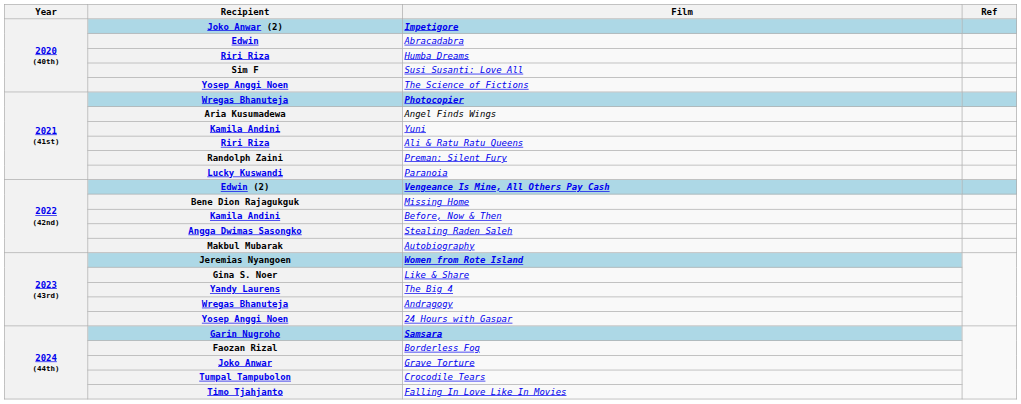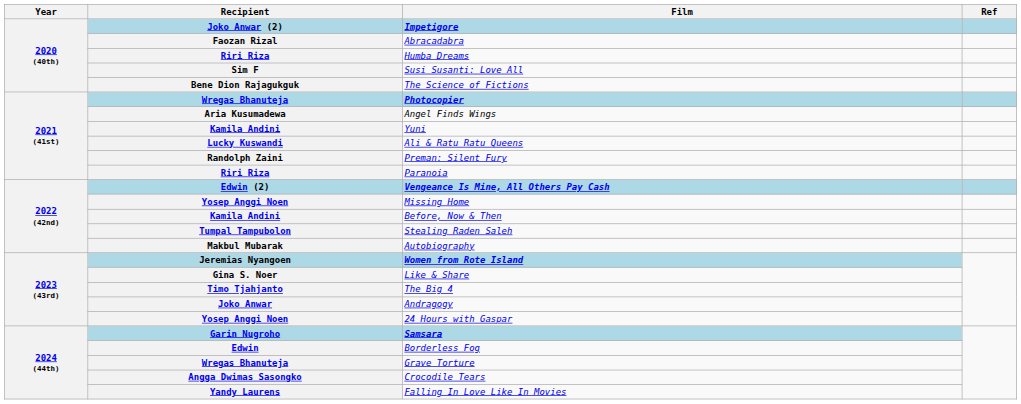(245, 41) Edwin -> (245, 41) Faozan Rizal
(245, 85) Yosep Anggi Noen -> (245, 85) Bene Dion Rajagukguk
(245, 143) Riri Riza -> (245, 143) Lucky Kuswandi
(245, 172) Lucky Kuswandi -> (245, 172) Riri Riza
(245, 202) Bene Dion Rajagukguk -> (245, 202) Yosep Anggi Noen
(245, 231) Angga Dwimas Sasongko -> (245, 231) Tumpal Tampubolon
(245, 289) Yandy Laurens -> (245, 289) Timo Tjahjanto
(245, 304) Wregas Bhanuteja -> (245, 304) Joko Anwar
(245, 348) Faozan Rizal -> (245, 348) Edwin
(245, 363) Joko Anwar -> (245, 363) Wregas Bhanuteja
(245, 377) Tumpal Tampubolon -> (245, 377) Angga Dwimas Sasongko
(245, 392) Timo Tjahjanto -> (245, 392) Yandy Laurens
